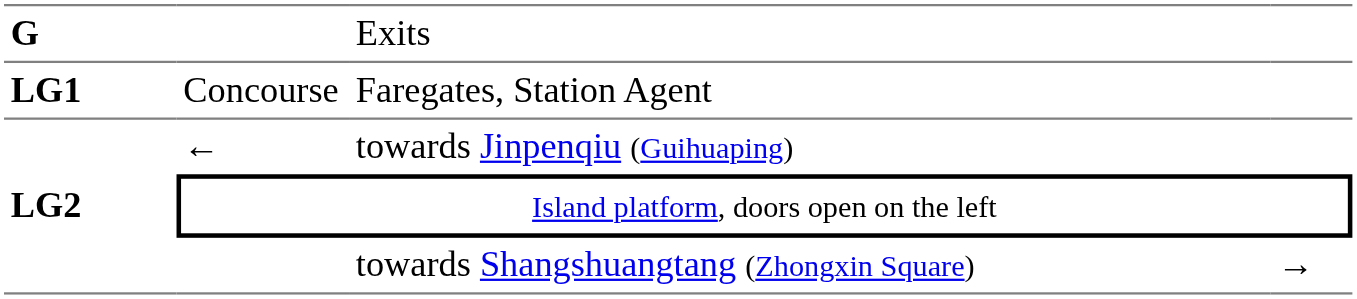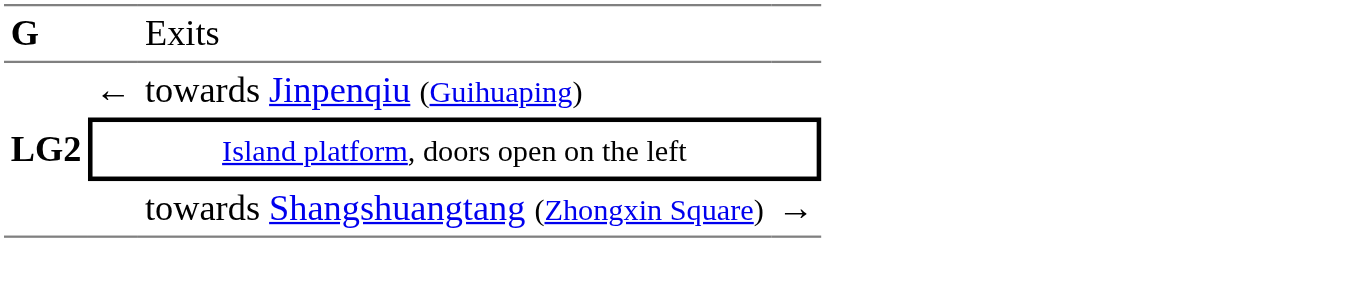- row: (261, 89)
